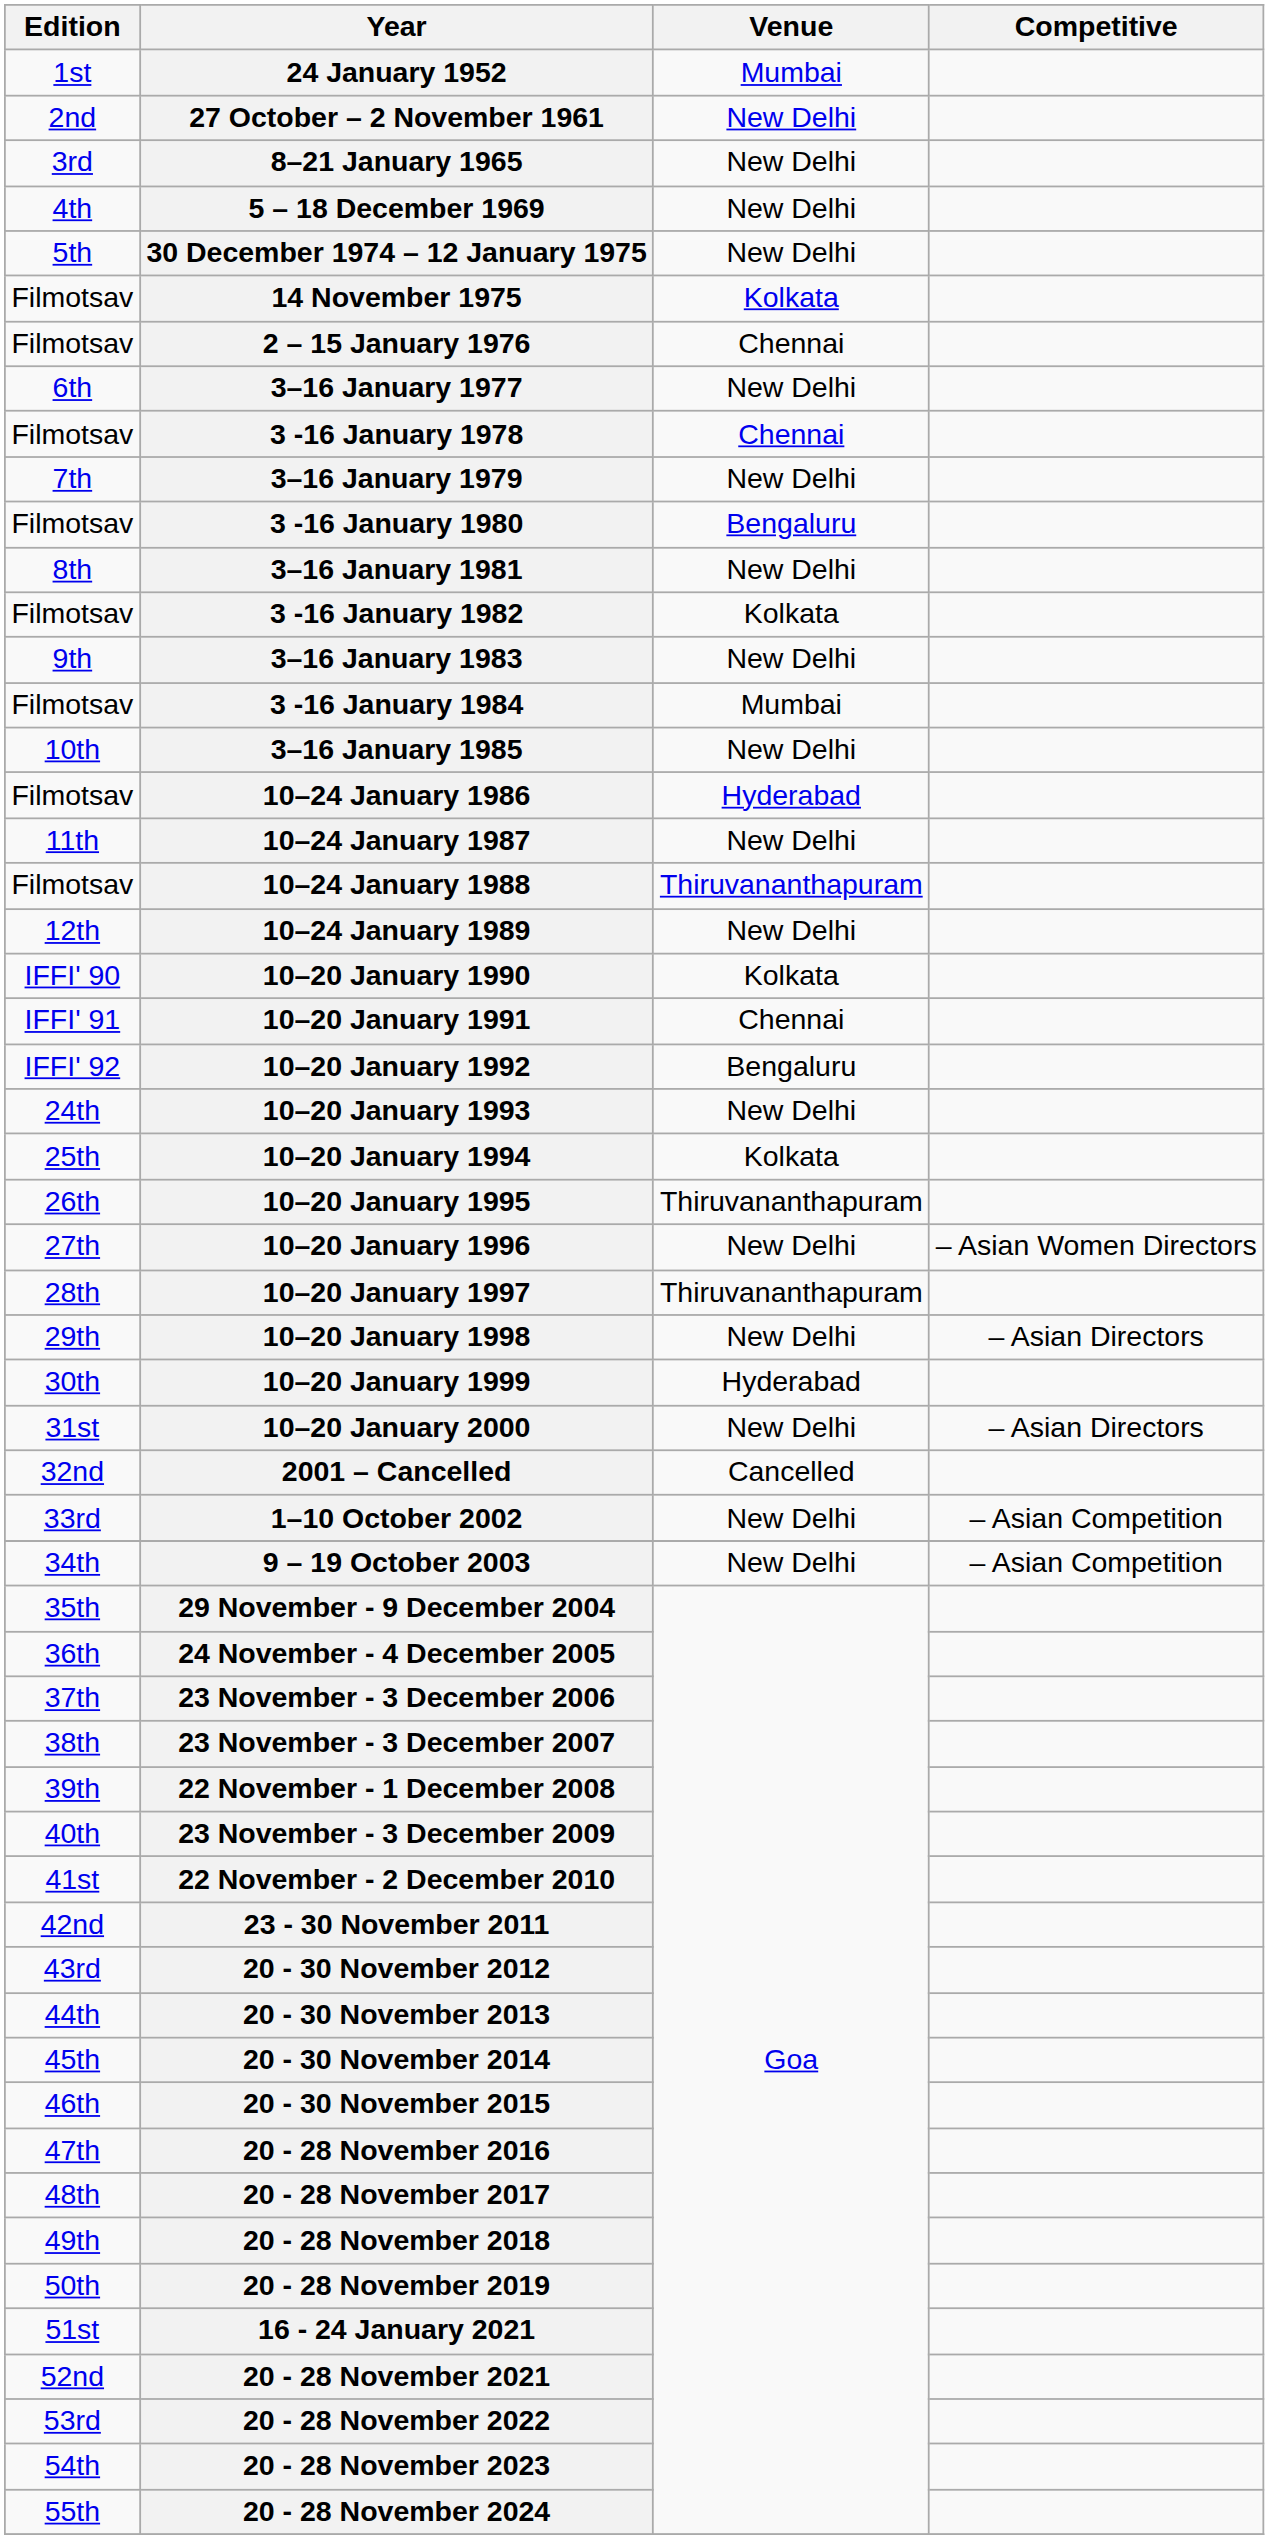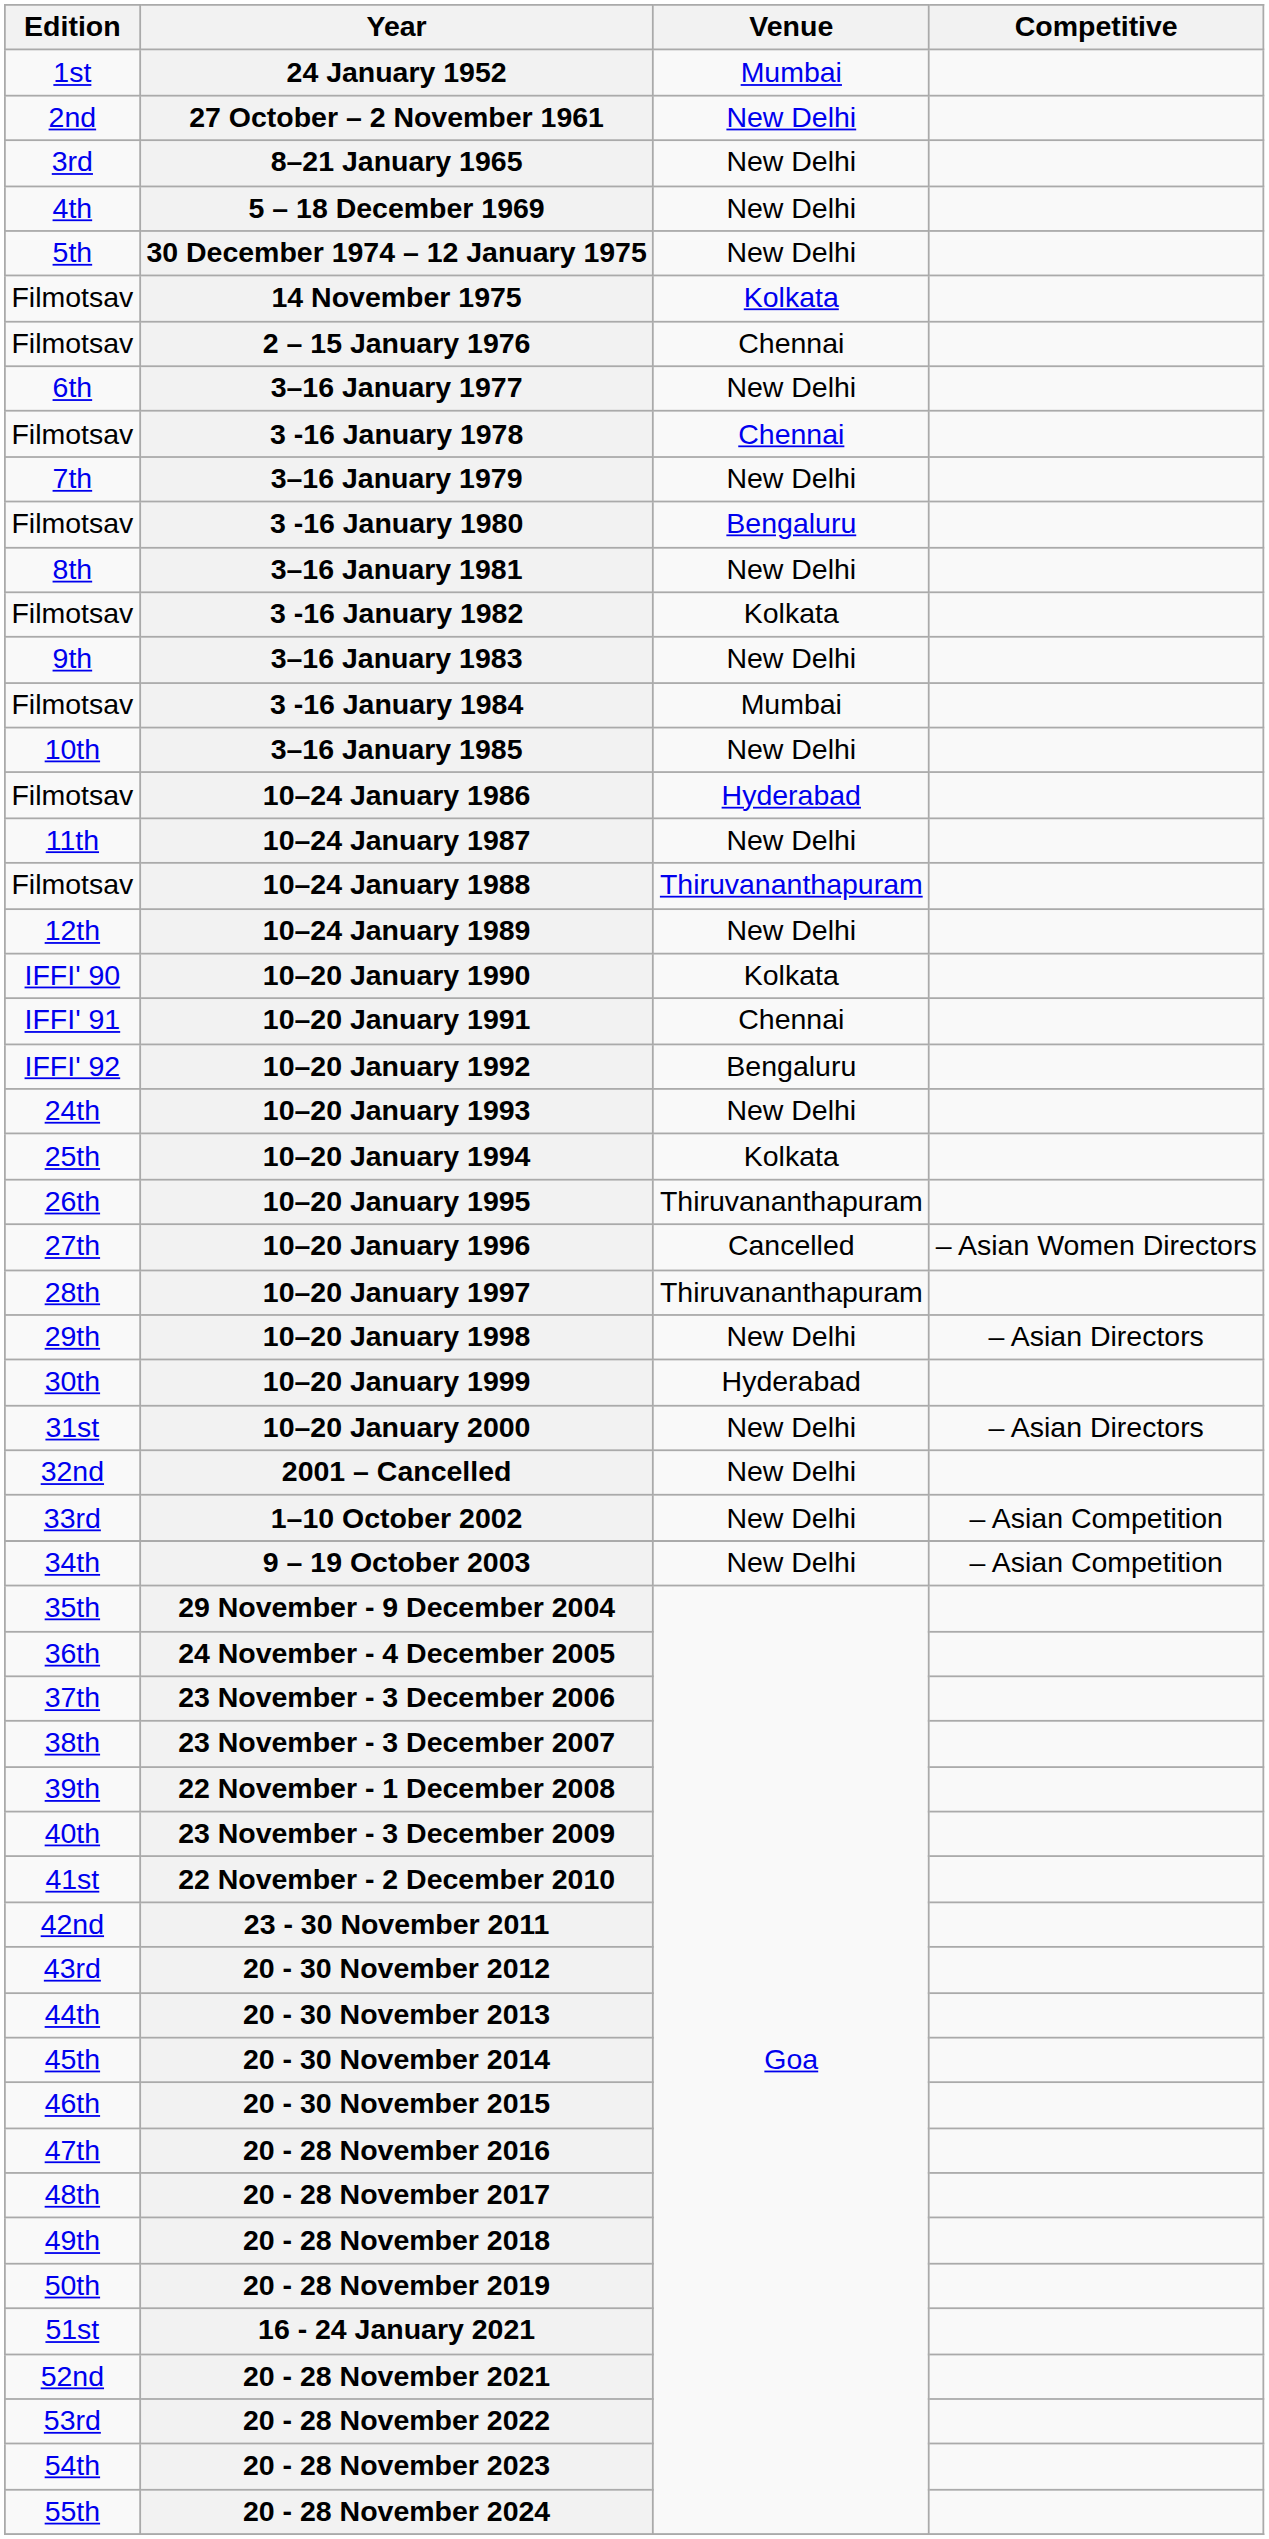(791, 1246) New Delhi -> (791, 1246) Cancelled
(791, 1472) Cancelled -> (791, 1472) New Delhi
